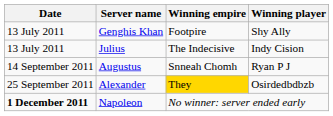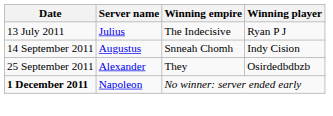- row: (131, 31)
(277, 48) Indy Cision -> (267, 31) Ryan P J
(271, 66) Ryan P J -> (274, 48) Indy Cision
(180, 84) gold background -> (176, 66) no background
